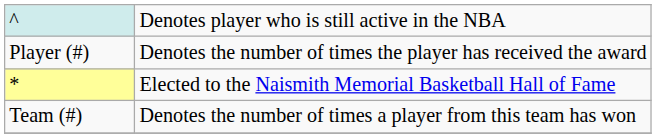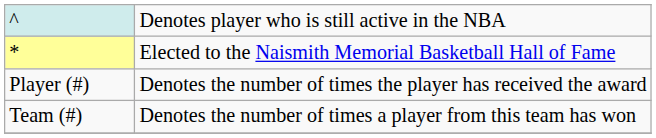rows swapped: (14, 84) <-> (49, 52)
